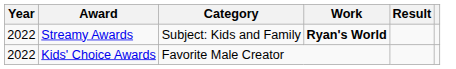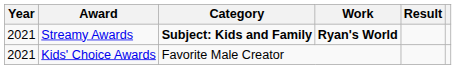(21, 34) 2022 -> (21, 34) 2021
(231, 34) normal -> (237, 34) bold
(21, 54) 2022 -> (21, 54) 2021
